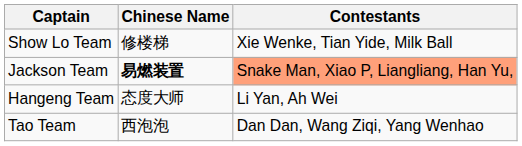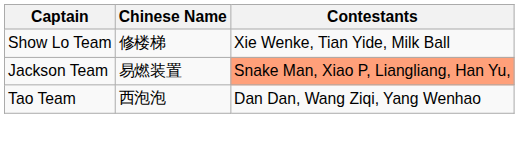(153, 70) bold -> (150, 70) normal
- row: (61, 98)
